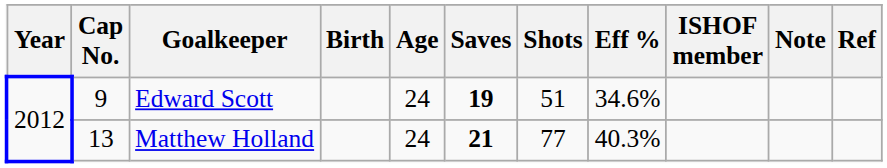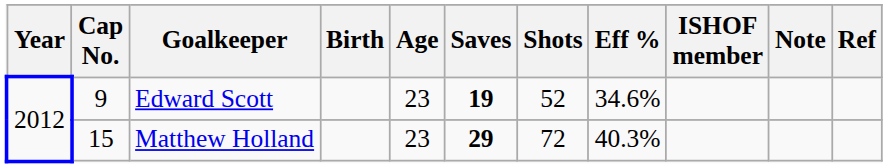(417, 98) 24 -> (417, 98) 23
(553, 98) 51 -> (553, 98) 52
(101, 140) 13 -> (101, 140) 15
(417, 140) 24 -> (417, 140) 23
(481, 140) 21 -> (481, 140) 29
(553, 140) 77 -> (553, 140) 72
